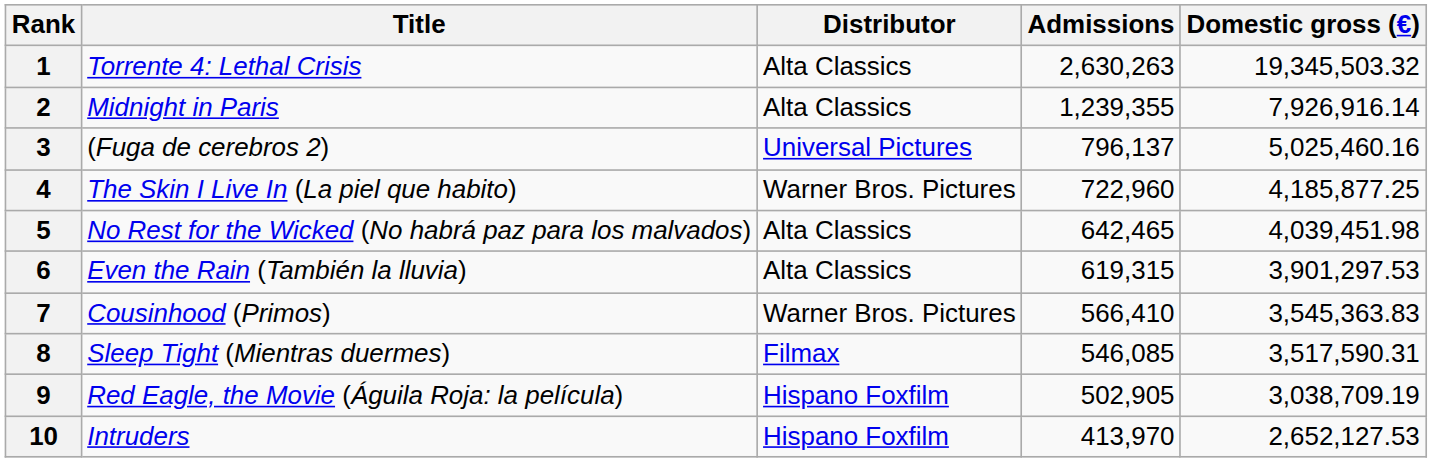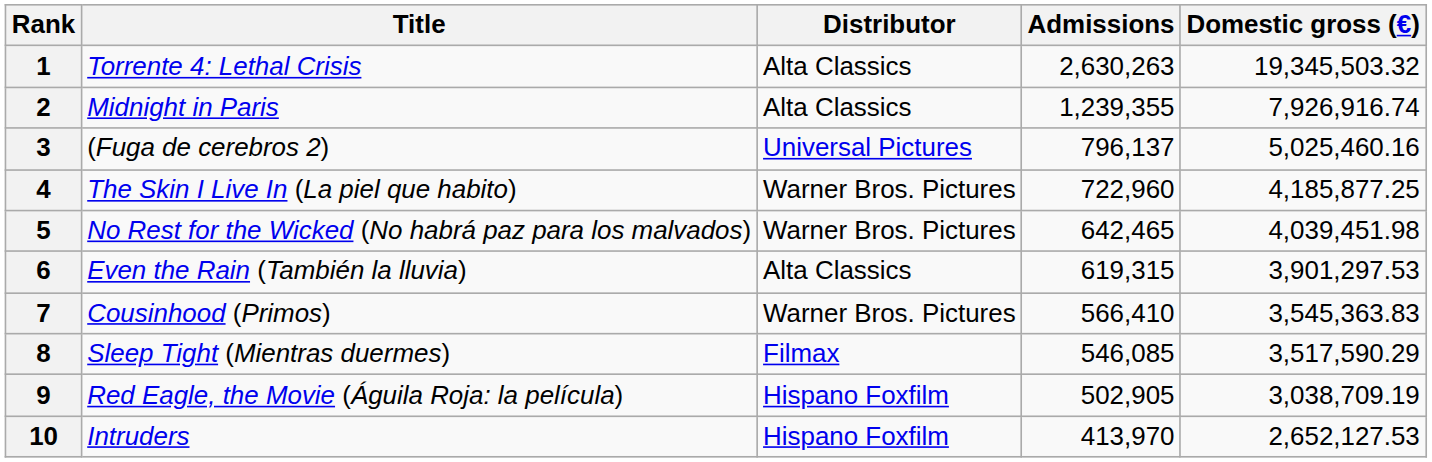(1344, 107) 7,926,916.14 -> (1344, 107) 7,926,916.74
(837, 230) Alta Classics -> (889, 230) Warner Bros. Pictures
(1344, 353) 3,517,590.31 -> (1344, 353) 3,517,590.29
